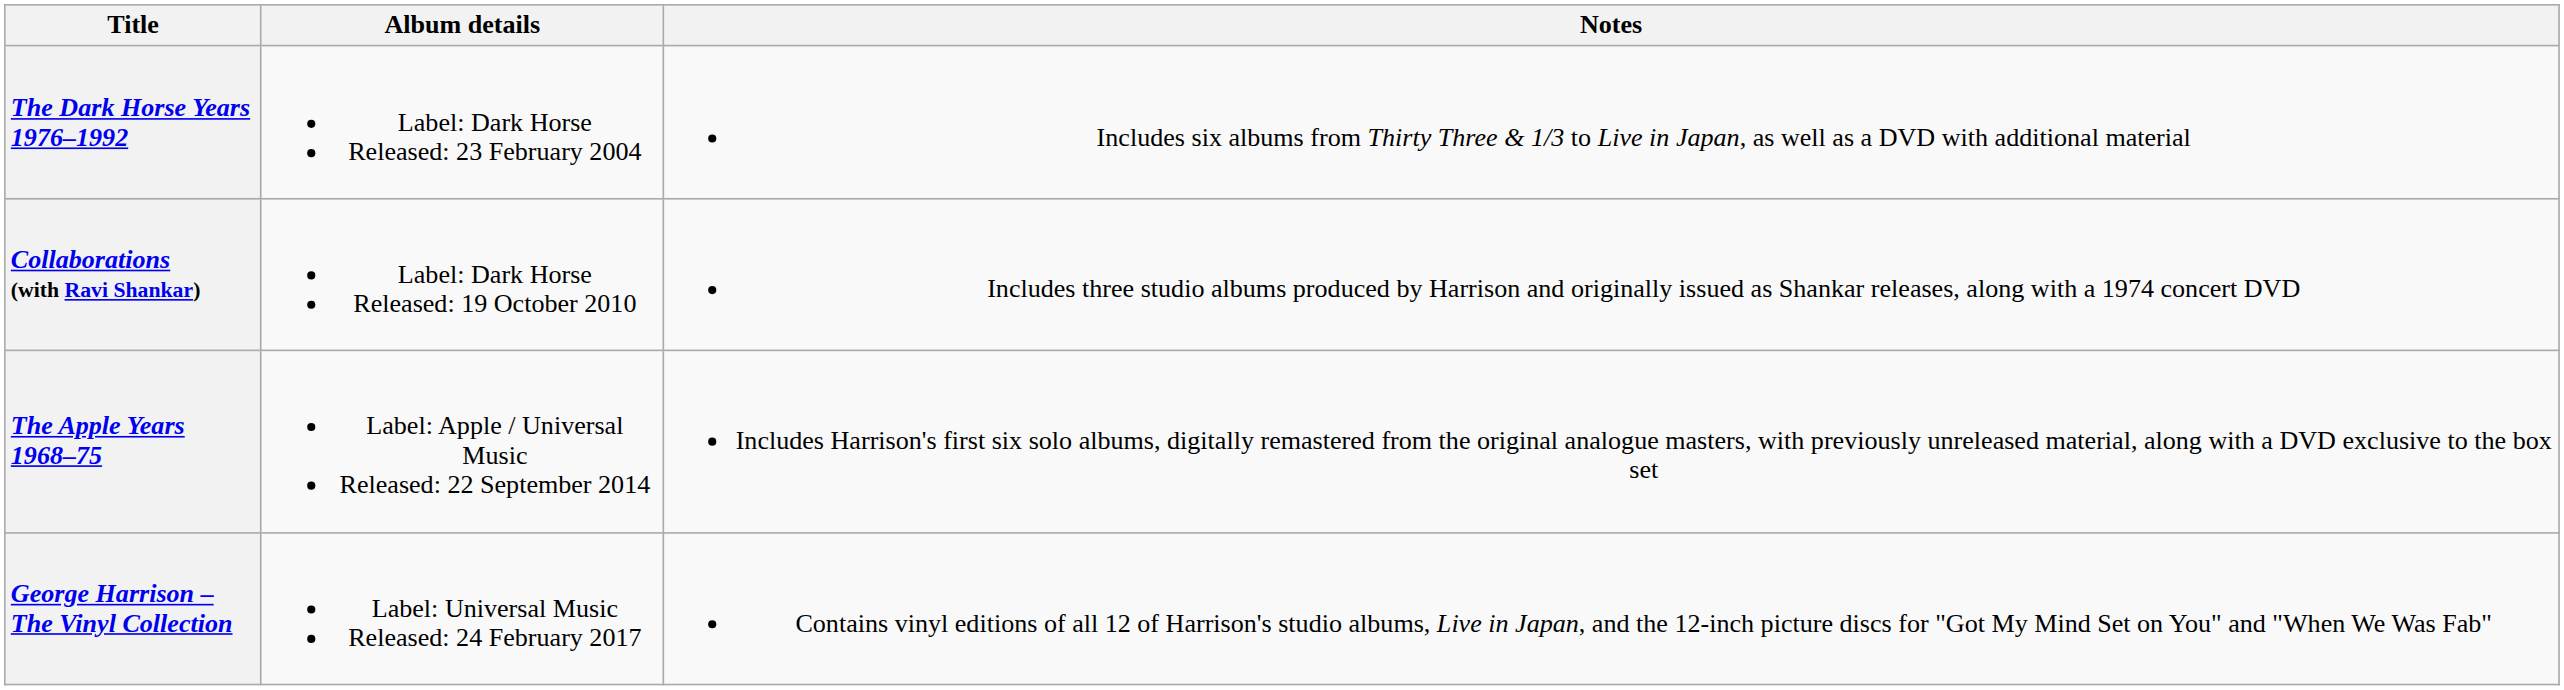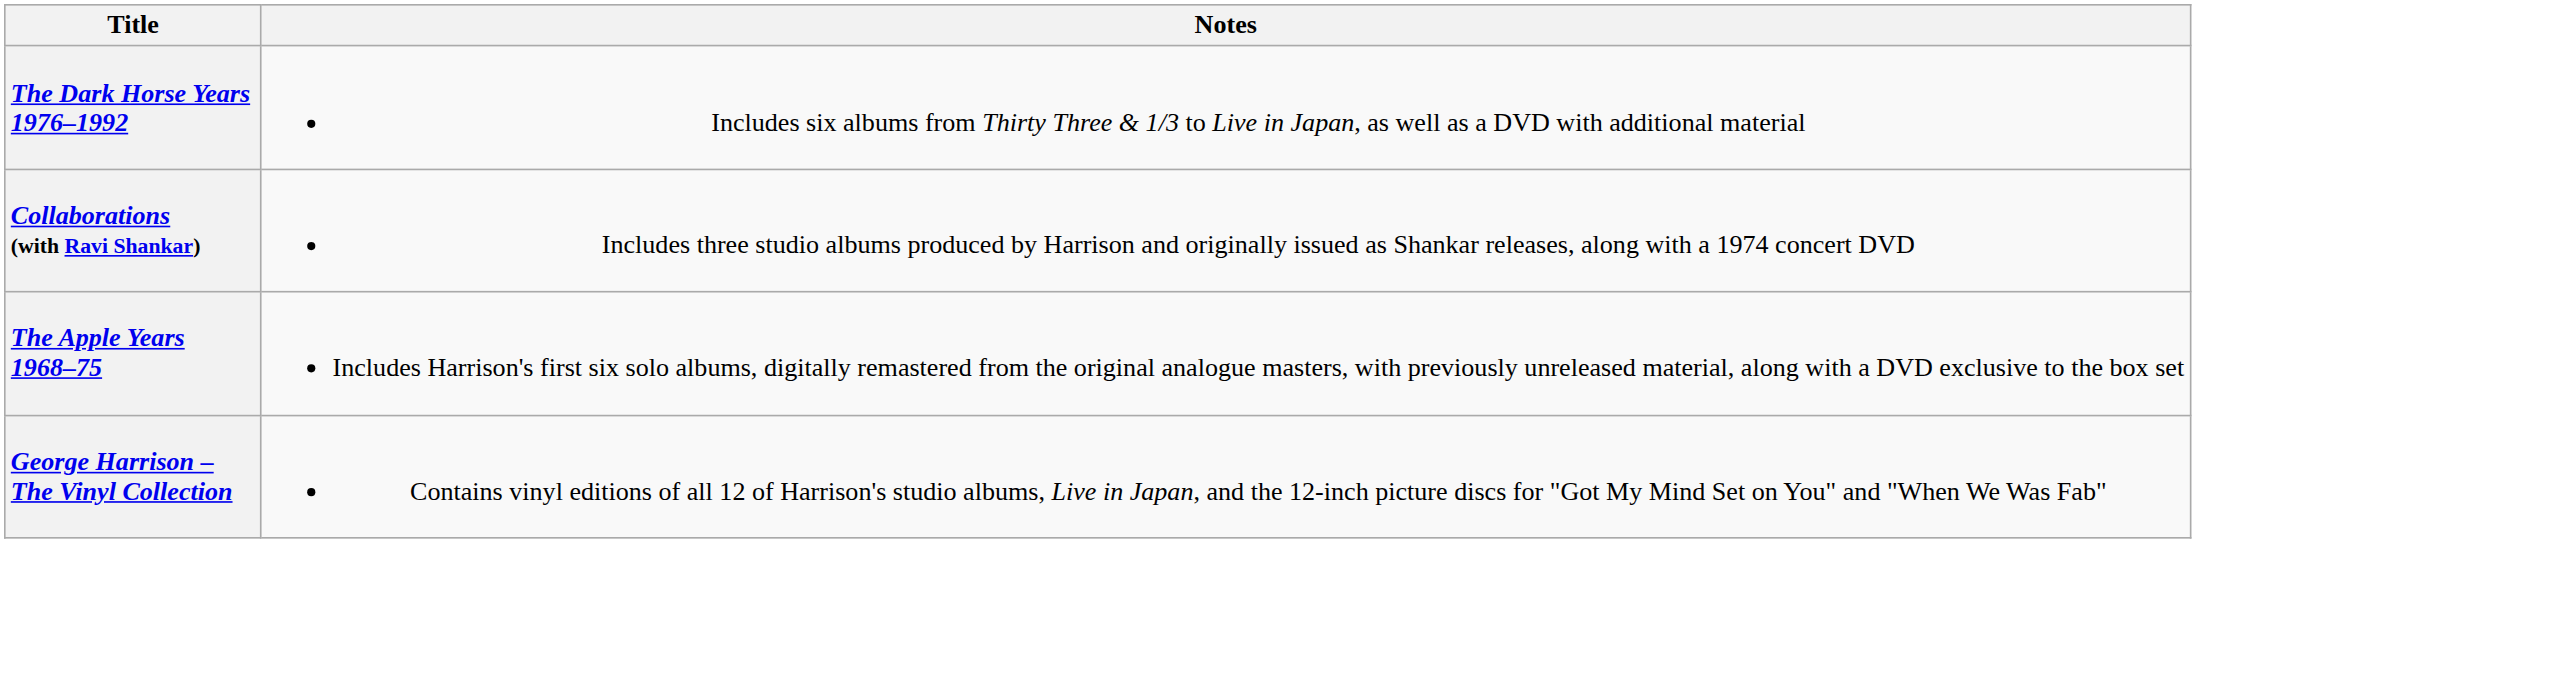- column: (462, 25)
